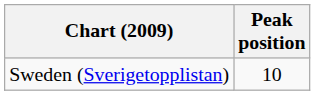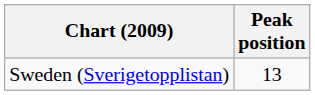(272, 74) 10 -> (272, 74) 13
